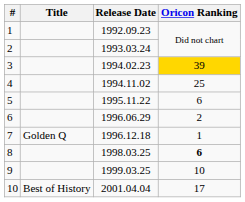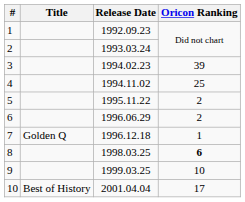(199, 65) gold background -> (199, 65) no background
(199, 100) 6 -> (199, 100) 2
